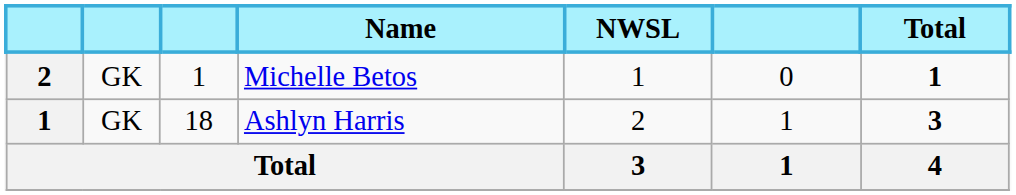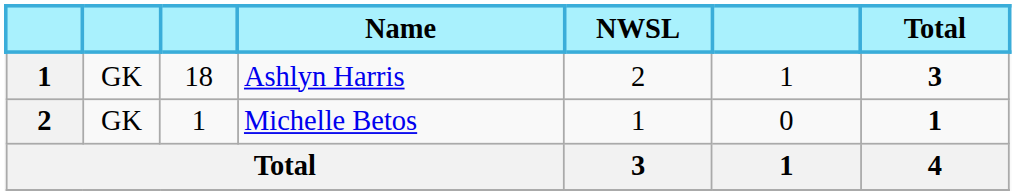rows swapped: (324, 120) <-> (331, 75)
